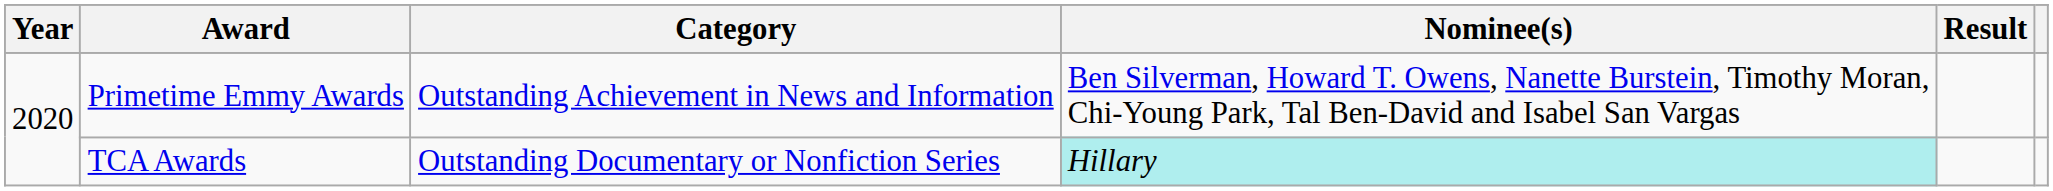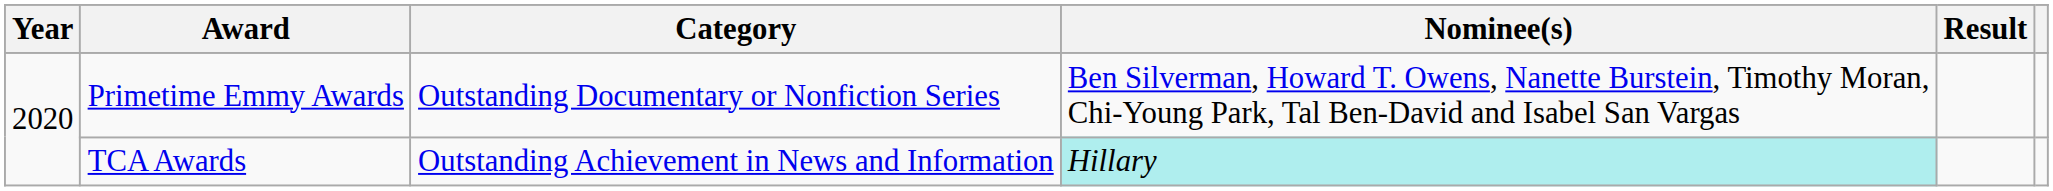(736, 94) Outstanding Achievement in News and Information -> (709, 94) Outstanding Documentary or Nonfiction Series
(709, 160) Outstanding Documentary or Nonfiction Series -> (736, 160) Outstanding Achievement in News and Information
